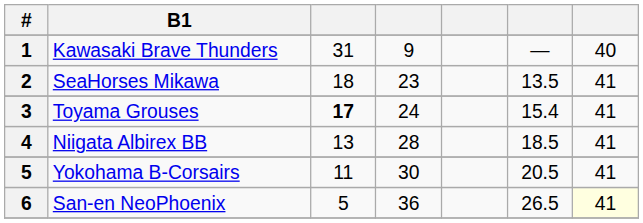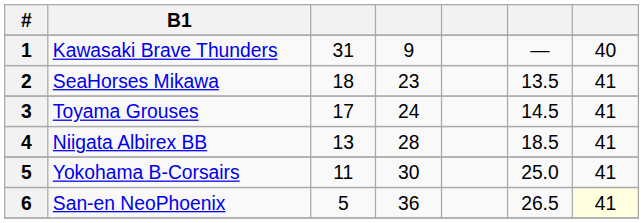(343, 112) bold -> (343, 112) normal
(540, 112) 15.4 -> (540, 112) 14.5
(540, 173) 20.5 -> (540, 173) 25.0
